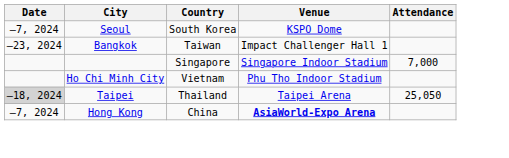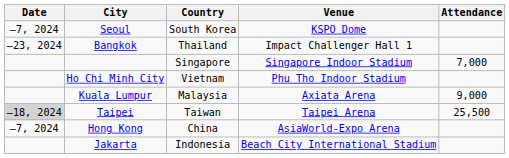(203, 46) Taiwan -> (203, 46) Thailand
+ row: (115, 95)
(203, 95) Thailand -> (203, 112) Taiwan
(423, 95) 25,050 -> (472, 112) 25,500
(314, 112) bold -> (339, 128) normal
+ row: (115, 145)
